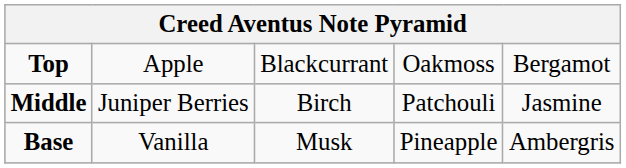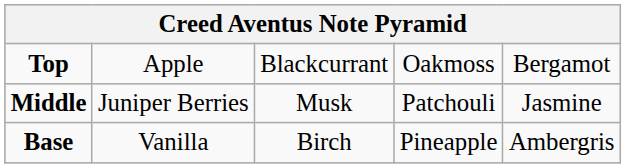(324, 102) Birch -> (324, 102) Musk
(324, 142) Musk -> (324, 142) Birch
